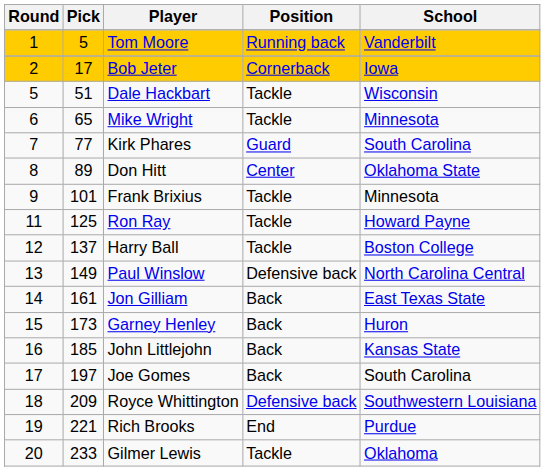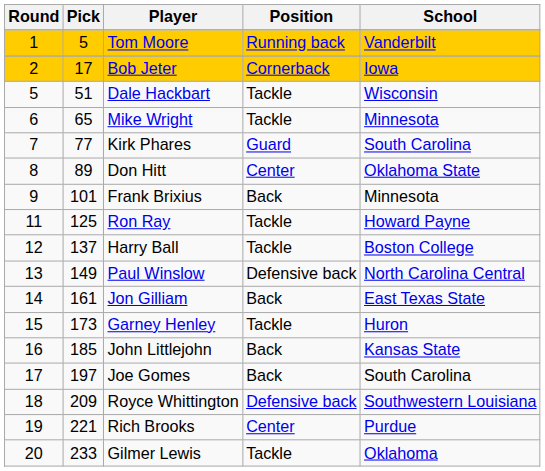(269, 196) Tackle -> (264, 196) Back
(264, 324) Back -> (269, 324) Tackle
(261, 427) End -> (270, 427) Center
